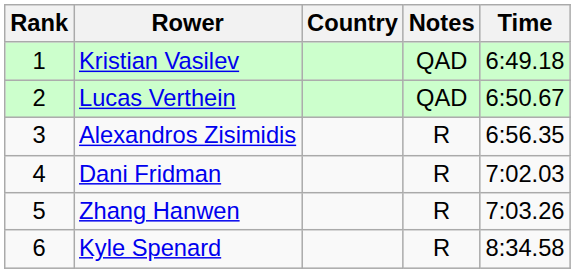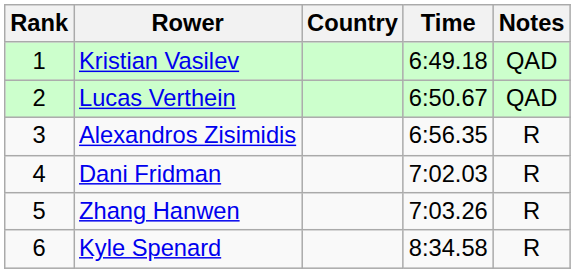columns swapped: (525, 23) <-> (442, 23)
